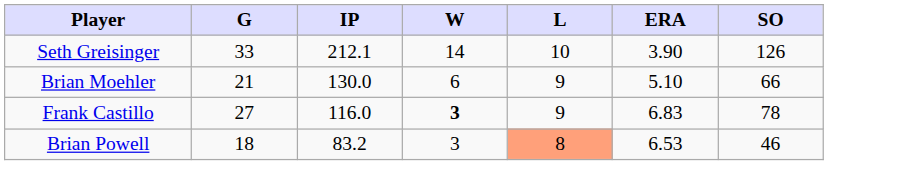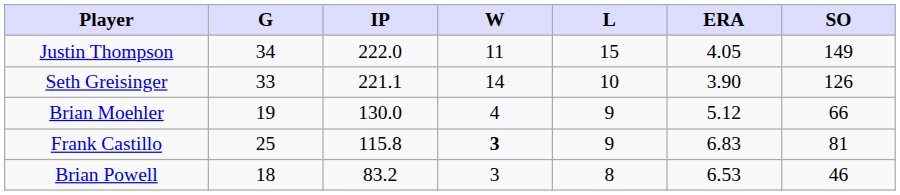+ row: (106, 50)
(350, 50) 212.1 -> (380, 81) 221.1
(244, 81) 21 -> (266, 112) 19
(455, 81) 6 -> (495, 112) 4
(665, 81) 5.10 -> (724, 112) 5.12
(244, 112) 27 -> (266, 143) 25
(350, 112) 116.0 -> (380, 143) 115.8
(771, 112) 78 -> (838, 143) 81
(560, 143) lightsalmon background -> (609, 174) no background
